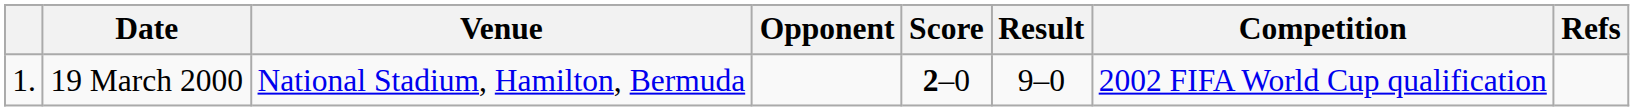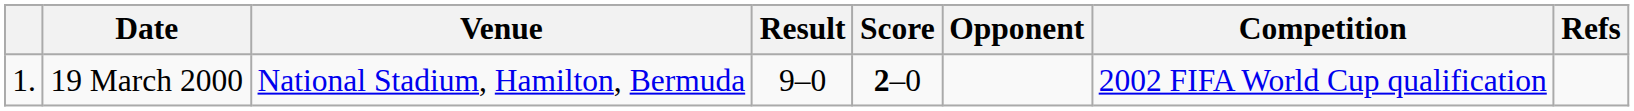columns swapped: (827, 29) <-> (1041, 29)
